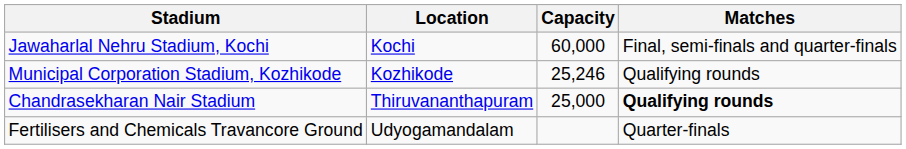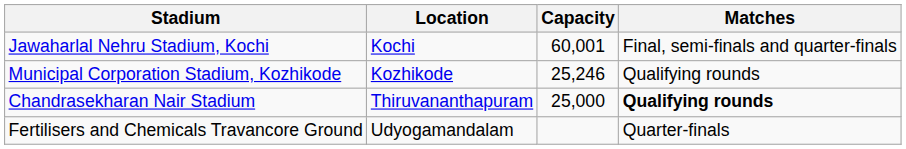(578, 46) 60,000 -> (578, 46) 60,001
